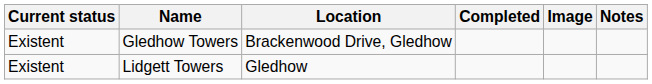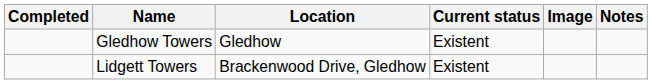columns swapped: (62, 16) <-> (500, 16)
(349, 41) Brackenwood Drive, Gledhow -> (250, 41) Gledhow
(276, 66) Gledhow -> (322, 66) Brackenwood Drive, Gledhow
